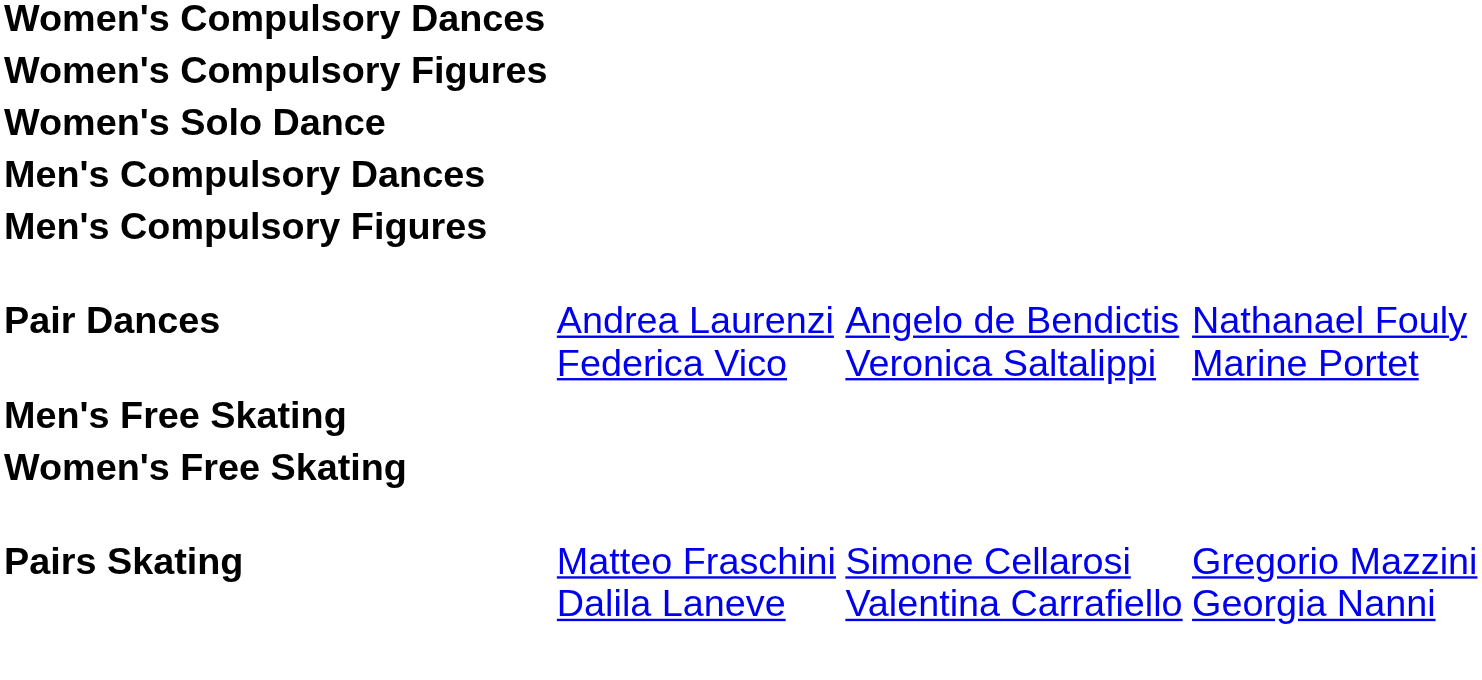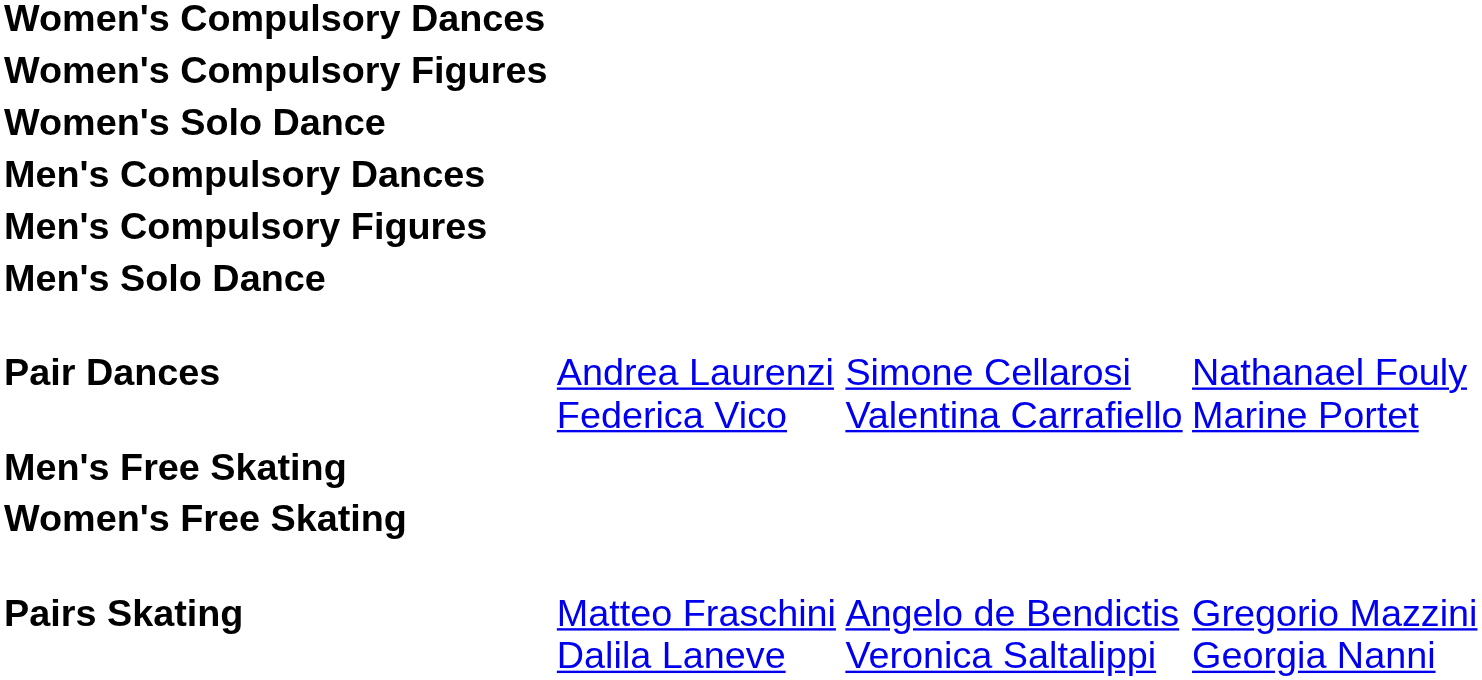+ row: (165, 278)
(1012, 341) Angelo de Bendictis Veronica Saltalippi -> (1014, 393) Simone Cellarosi Valentina Carrafiello
(1014, 582) Simone Cellarosi Valentina Carrafiello -> (1012, 634) Angelo de Bendictis Veronica Saltalippi
